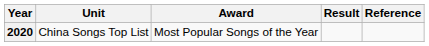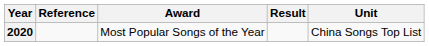columns swapped: (94, 13) <-> (393, 13)
